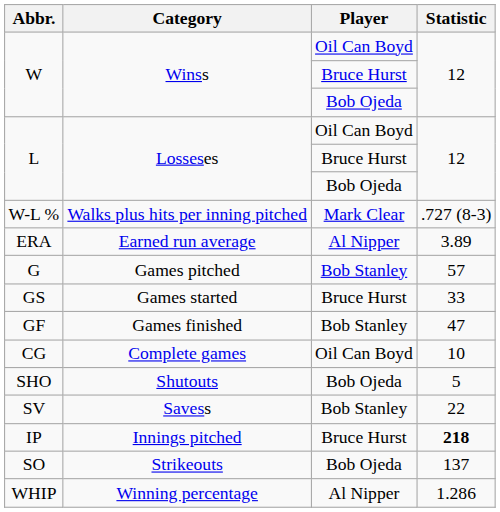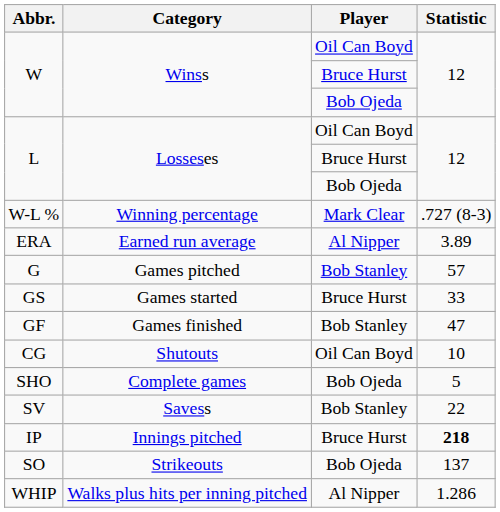(187, 213) Walks plus hits per inning pitched -> (187, 213) Winning percentage
(187, 353) Complete games -> (187, 353) Shutouts
(187, 381) Shutouts -> (187, 381) Complete games
(187, 492) Winning percentage -> (187, 492) Walks plus hits per inning pitched
